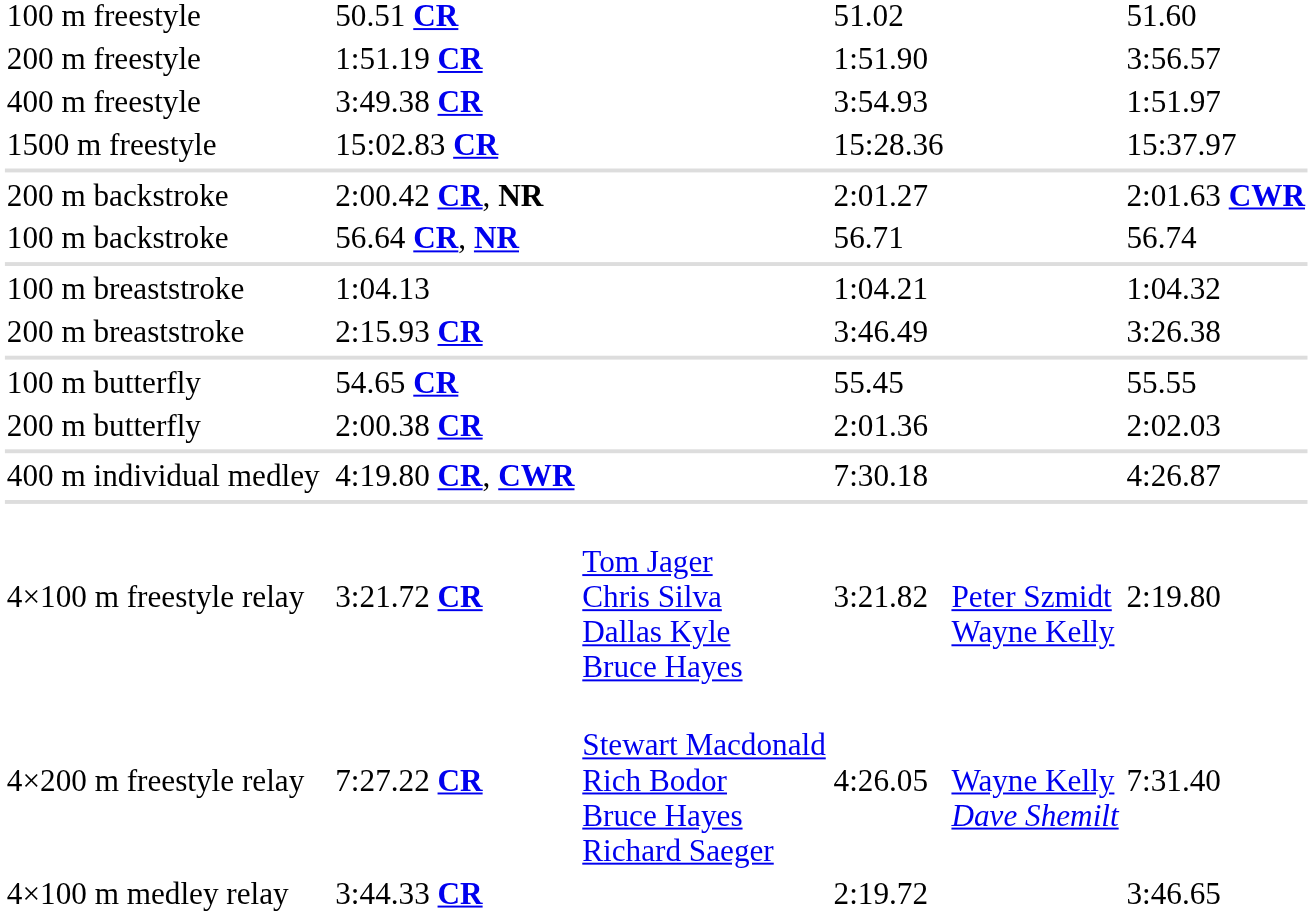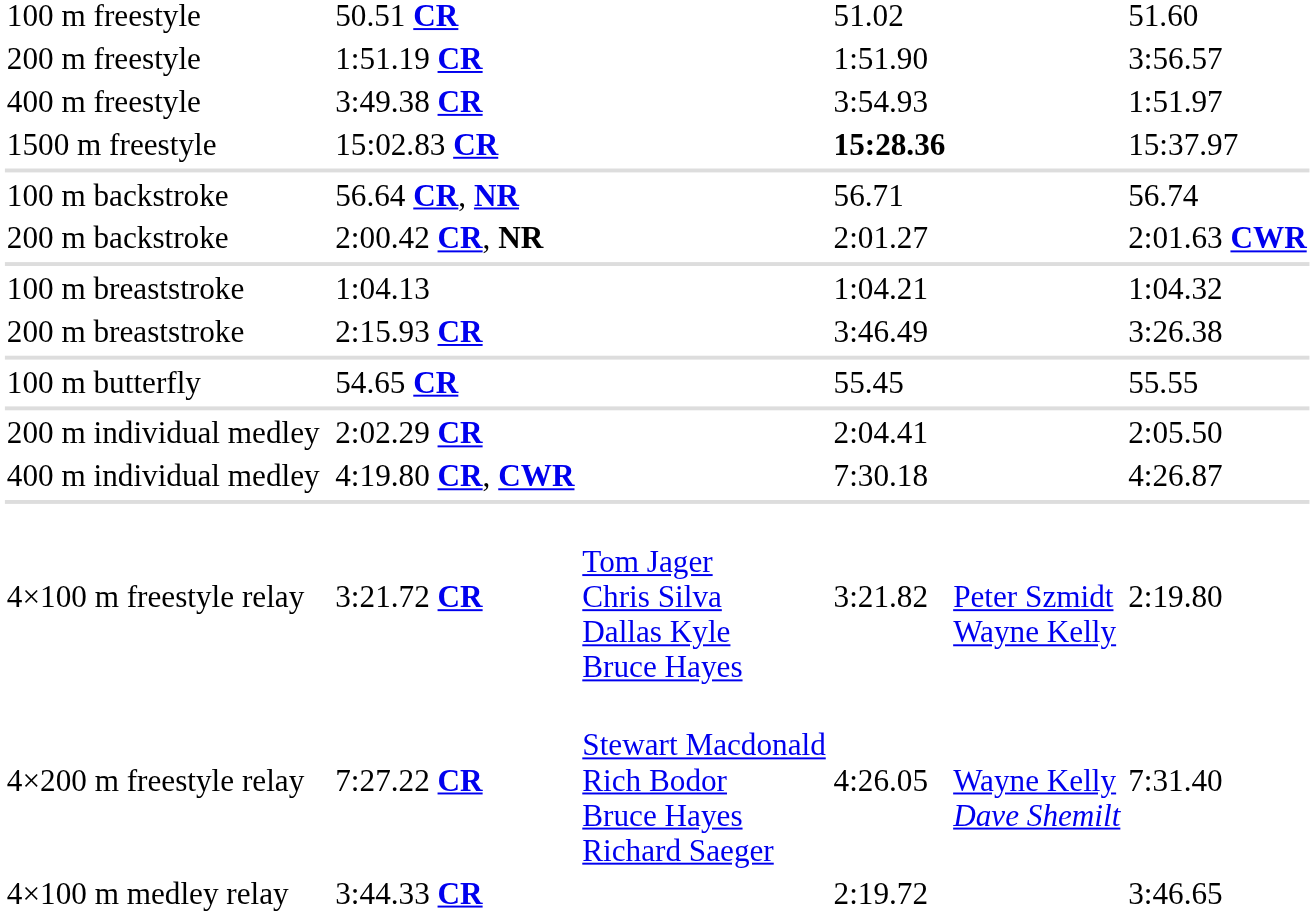(889, 144) normal -> (889, 144) bold
rows swapped: (118, 238) <-> (118, 195)
- row: (104, 425)
+ row: (163, 433)
